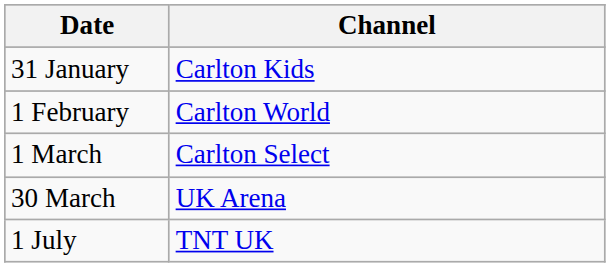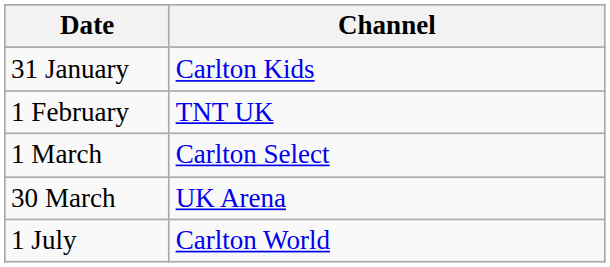(253, 111) Carlton World -> (225, 111) TNT UK
(225, 240) TNT UK -> (253, 240) Carlton World
